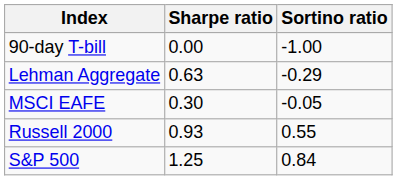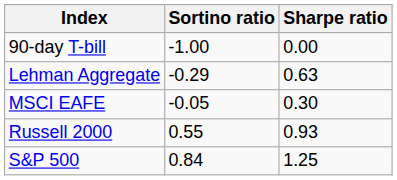columns swapped: (334, 18) <-> (221, 18)
